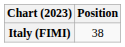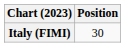(98, 32) 38 -> (98, 32) 30
